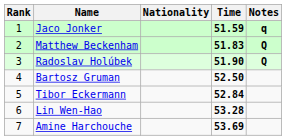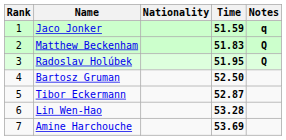(229, 61) 51.90 -> (229, 61) 51.95
(229, 94) 52.84 -> (229, 94) 52.87
